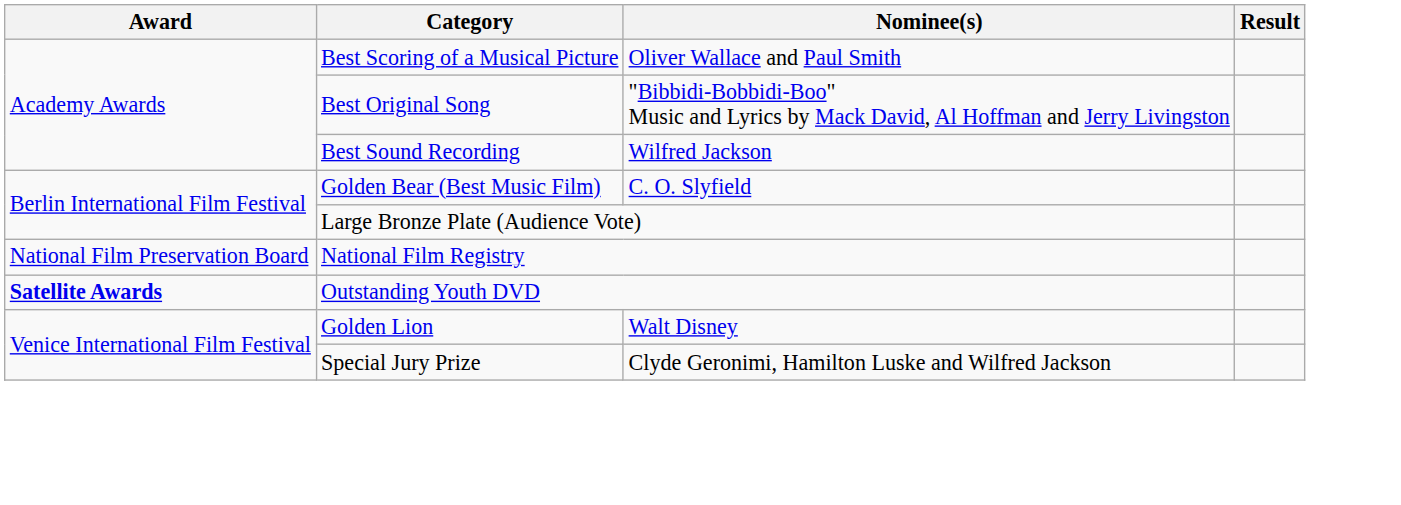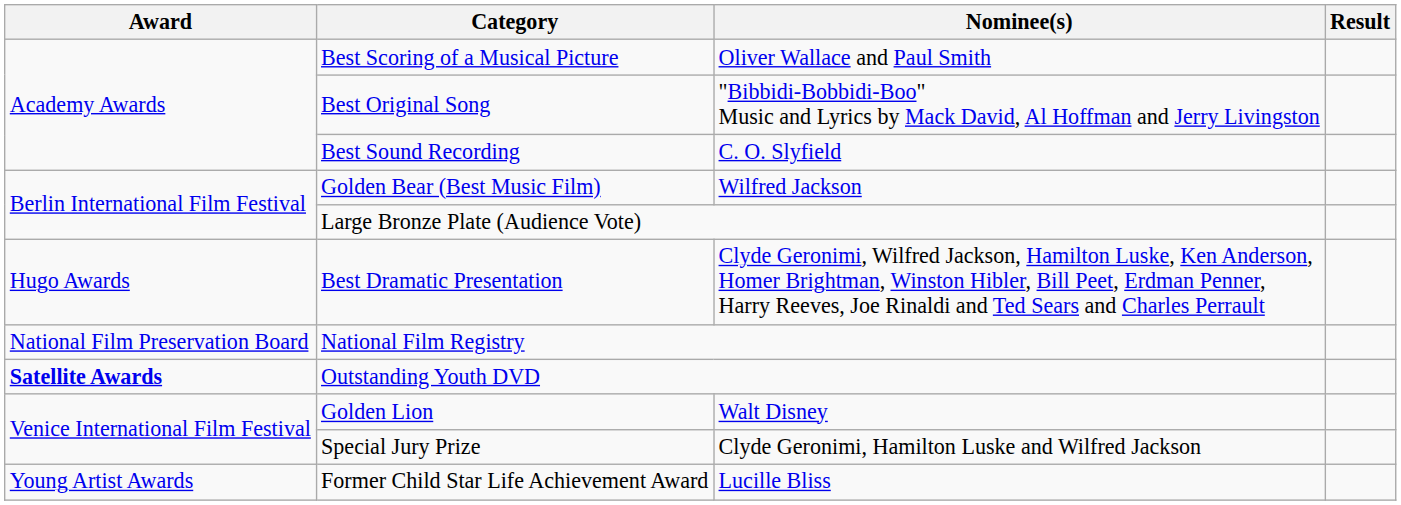(700, 151) Wilfred Jackson -> (780, 151) C. O. Slyfield
(690, 186) C. O. Slyfield -> (790, 186) Wilfred Jackson
+ row: (442, 281)
+ row: (515, 481)
